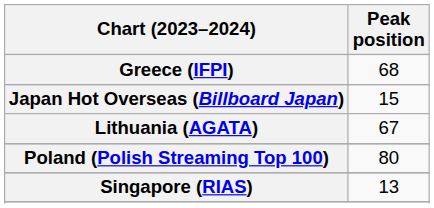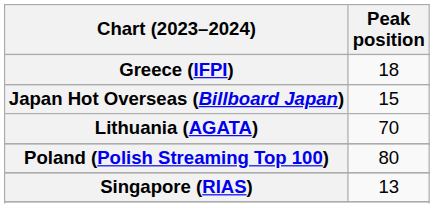(389, 69) 68 -> (389, 69) 18
(389, 128) 67 -> (389, 128) 70
